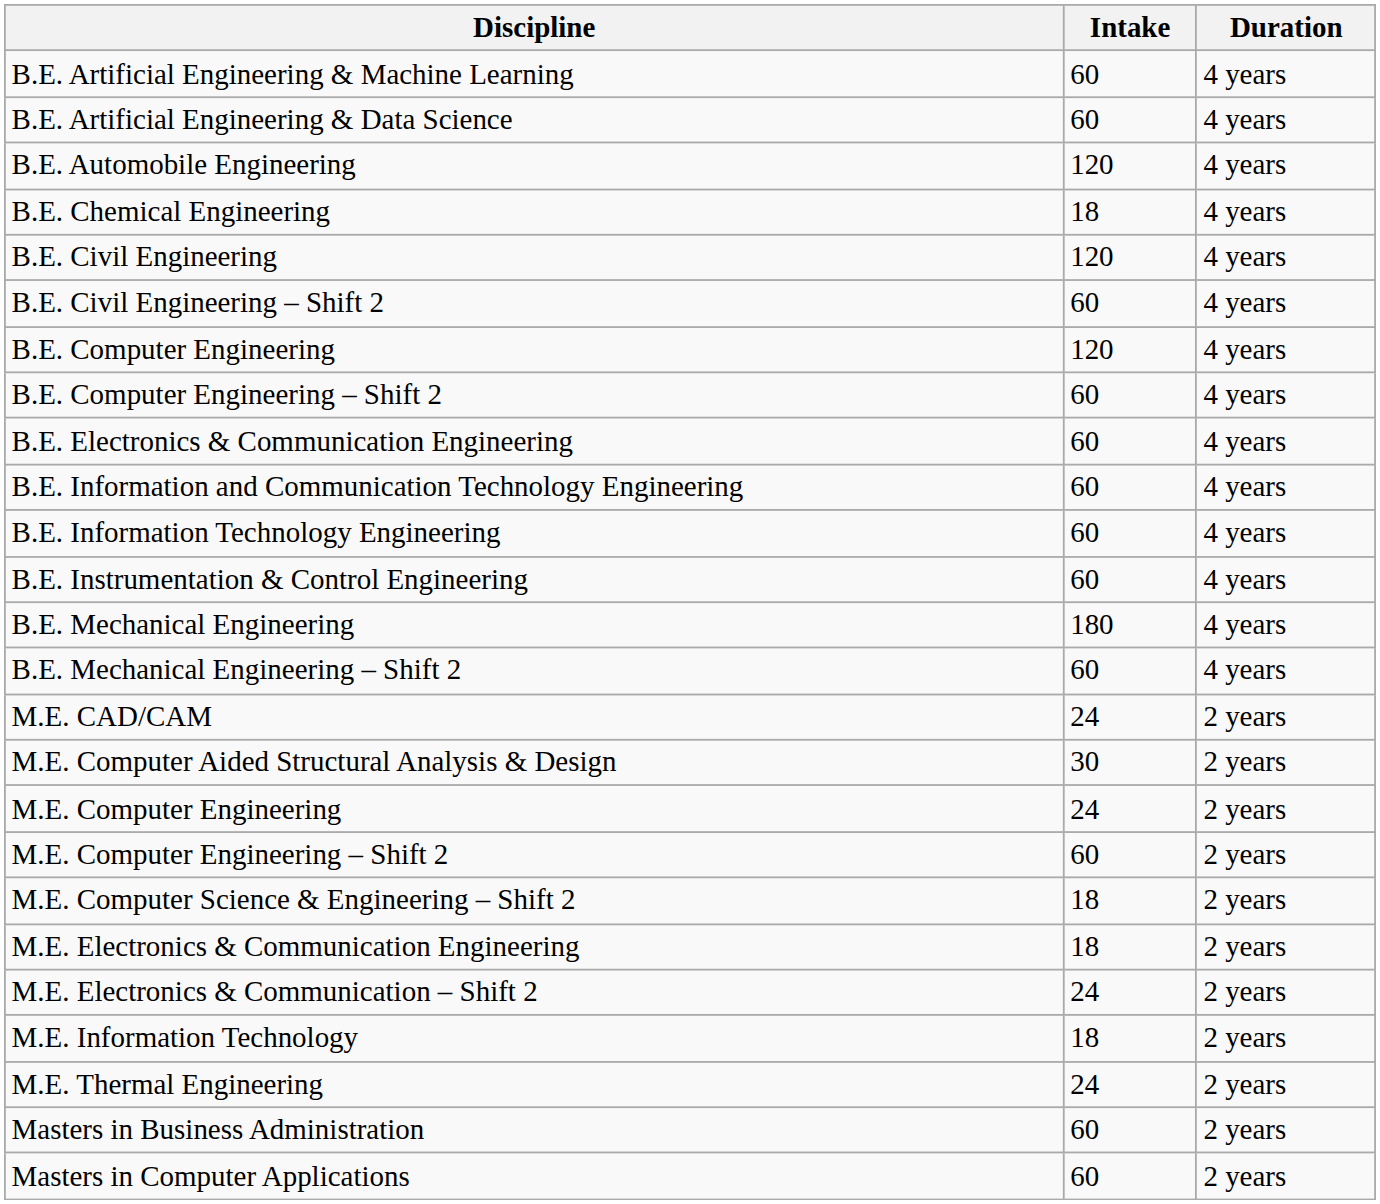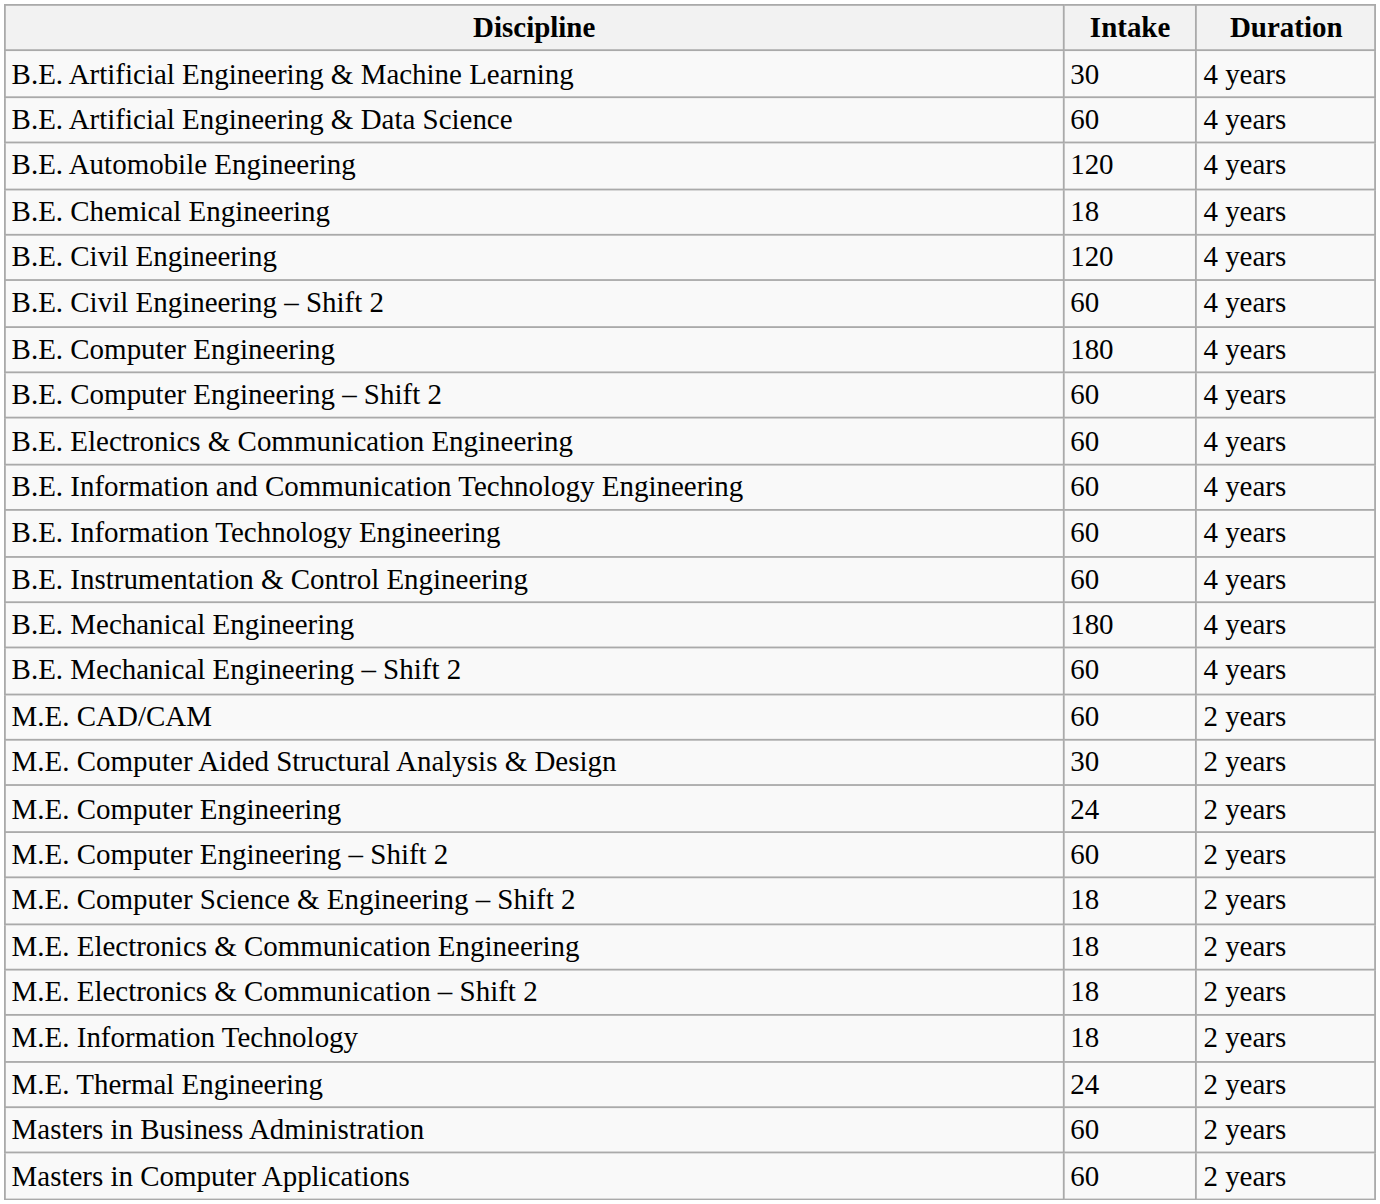(1085, 73) 60 -> (1085, 73) 30
(1092, 348) 120 -> (1092, 348) 180
(1085, 716) 24 -> (1085, 716) 60
(1085, 991) 24 -> (1085, 991) 18
